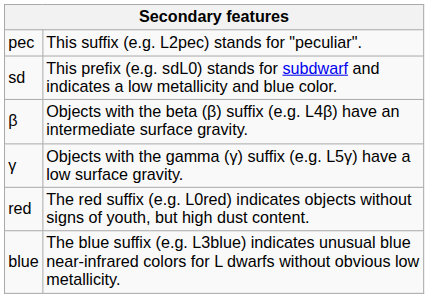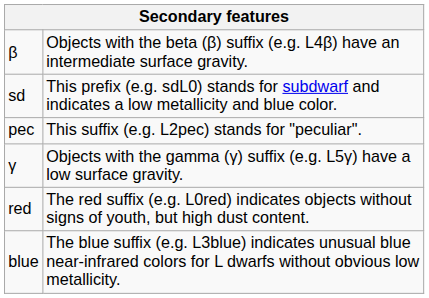rows swapped: (21, 42) <-> (13, 121)
